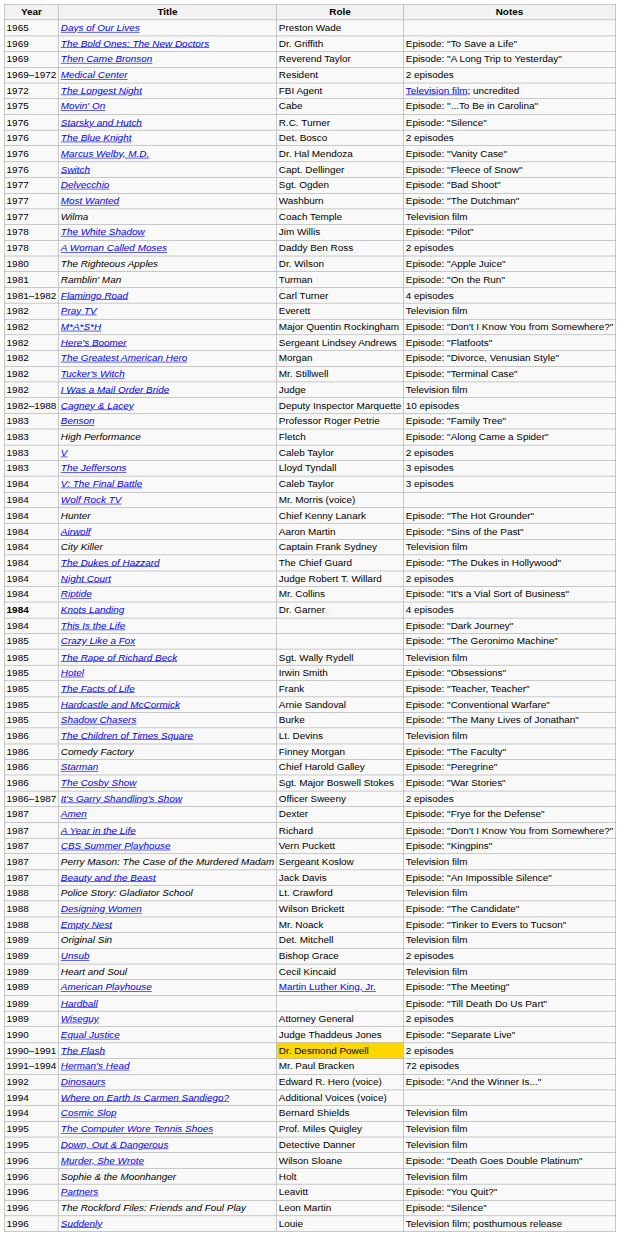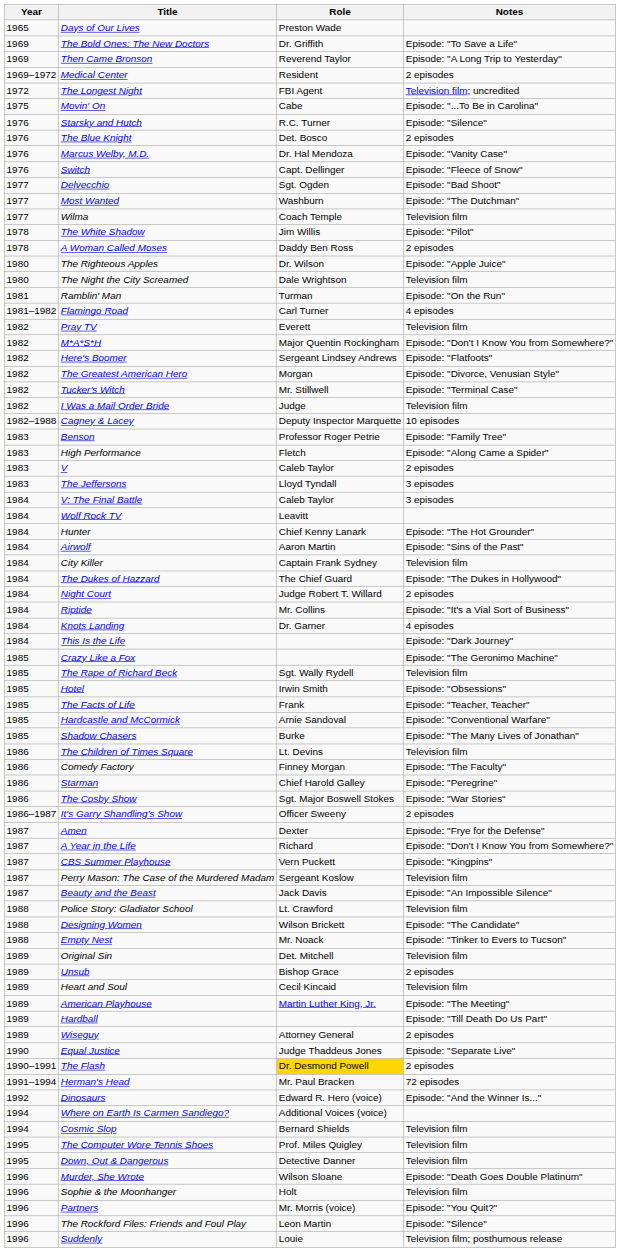+ row: (125, 279)
(317, 500) Mr. Morris (voice) -> (293, 515) Leavitt
(18, 610) bold -> (18, 625) normal
(293, 1192) Leavitt -> (317, 1208) Mr. Morris (voice)
